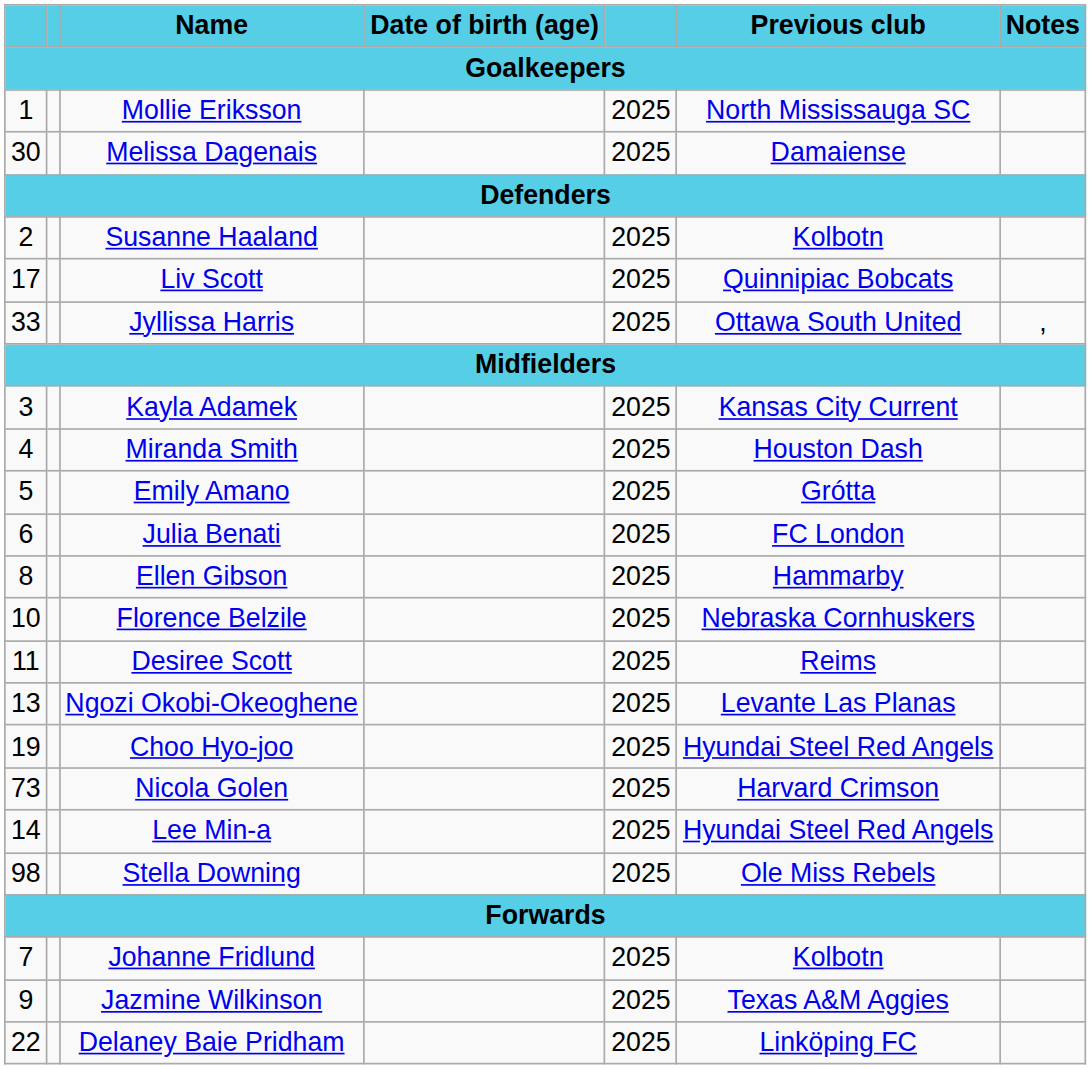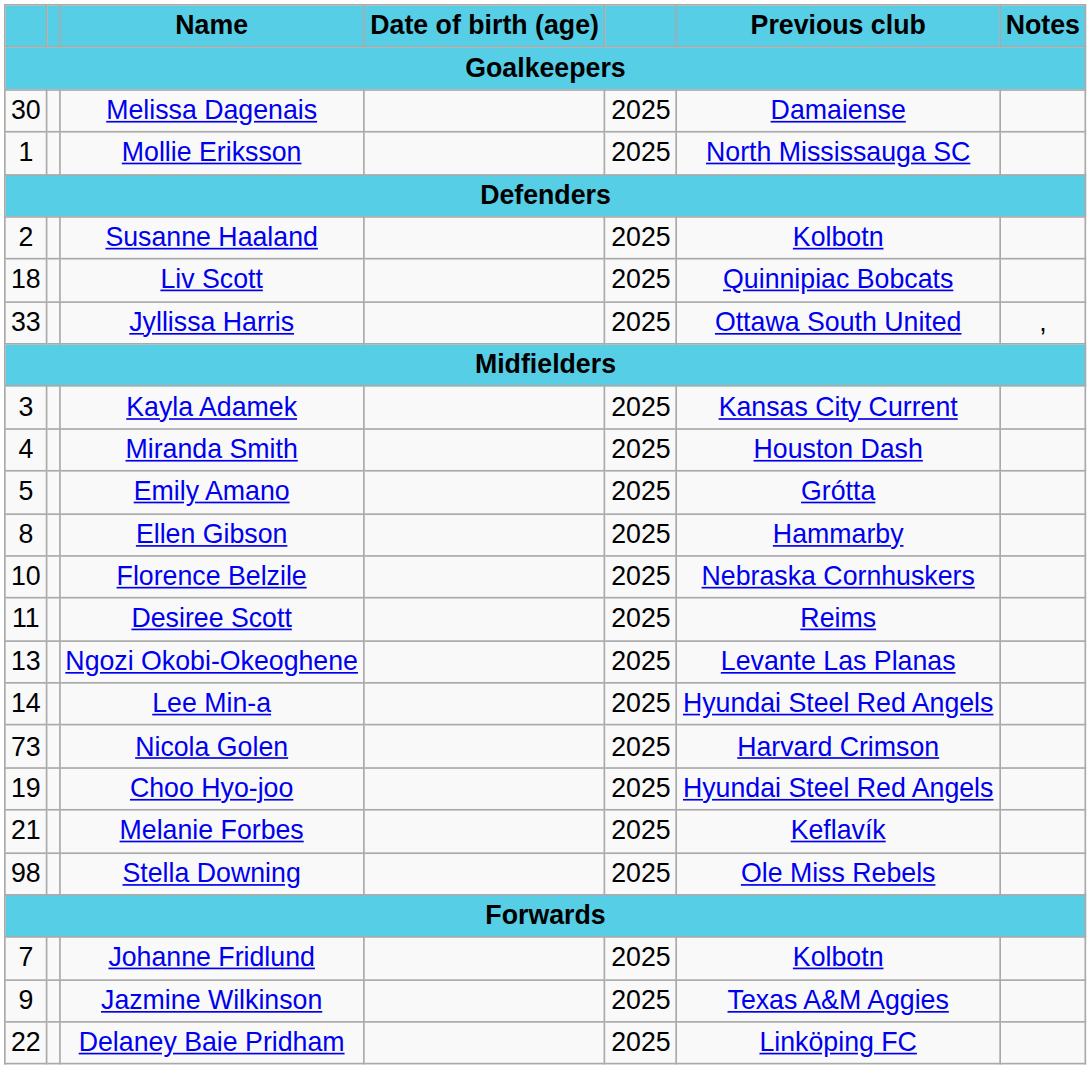rows swapped: (212, 110) <-> (212, 152)
(26, 279) 17 -> (26, 279) 18
- row: (212, 534)
rows swapped: (212, 830) <-> (212, 746)
+ row: (212, 830)
